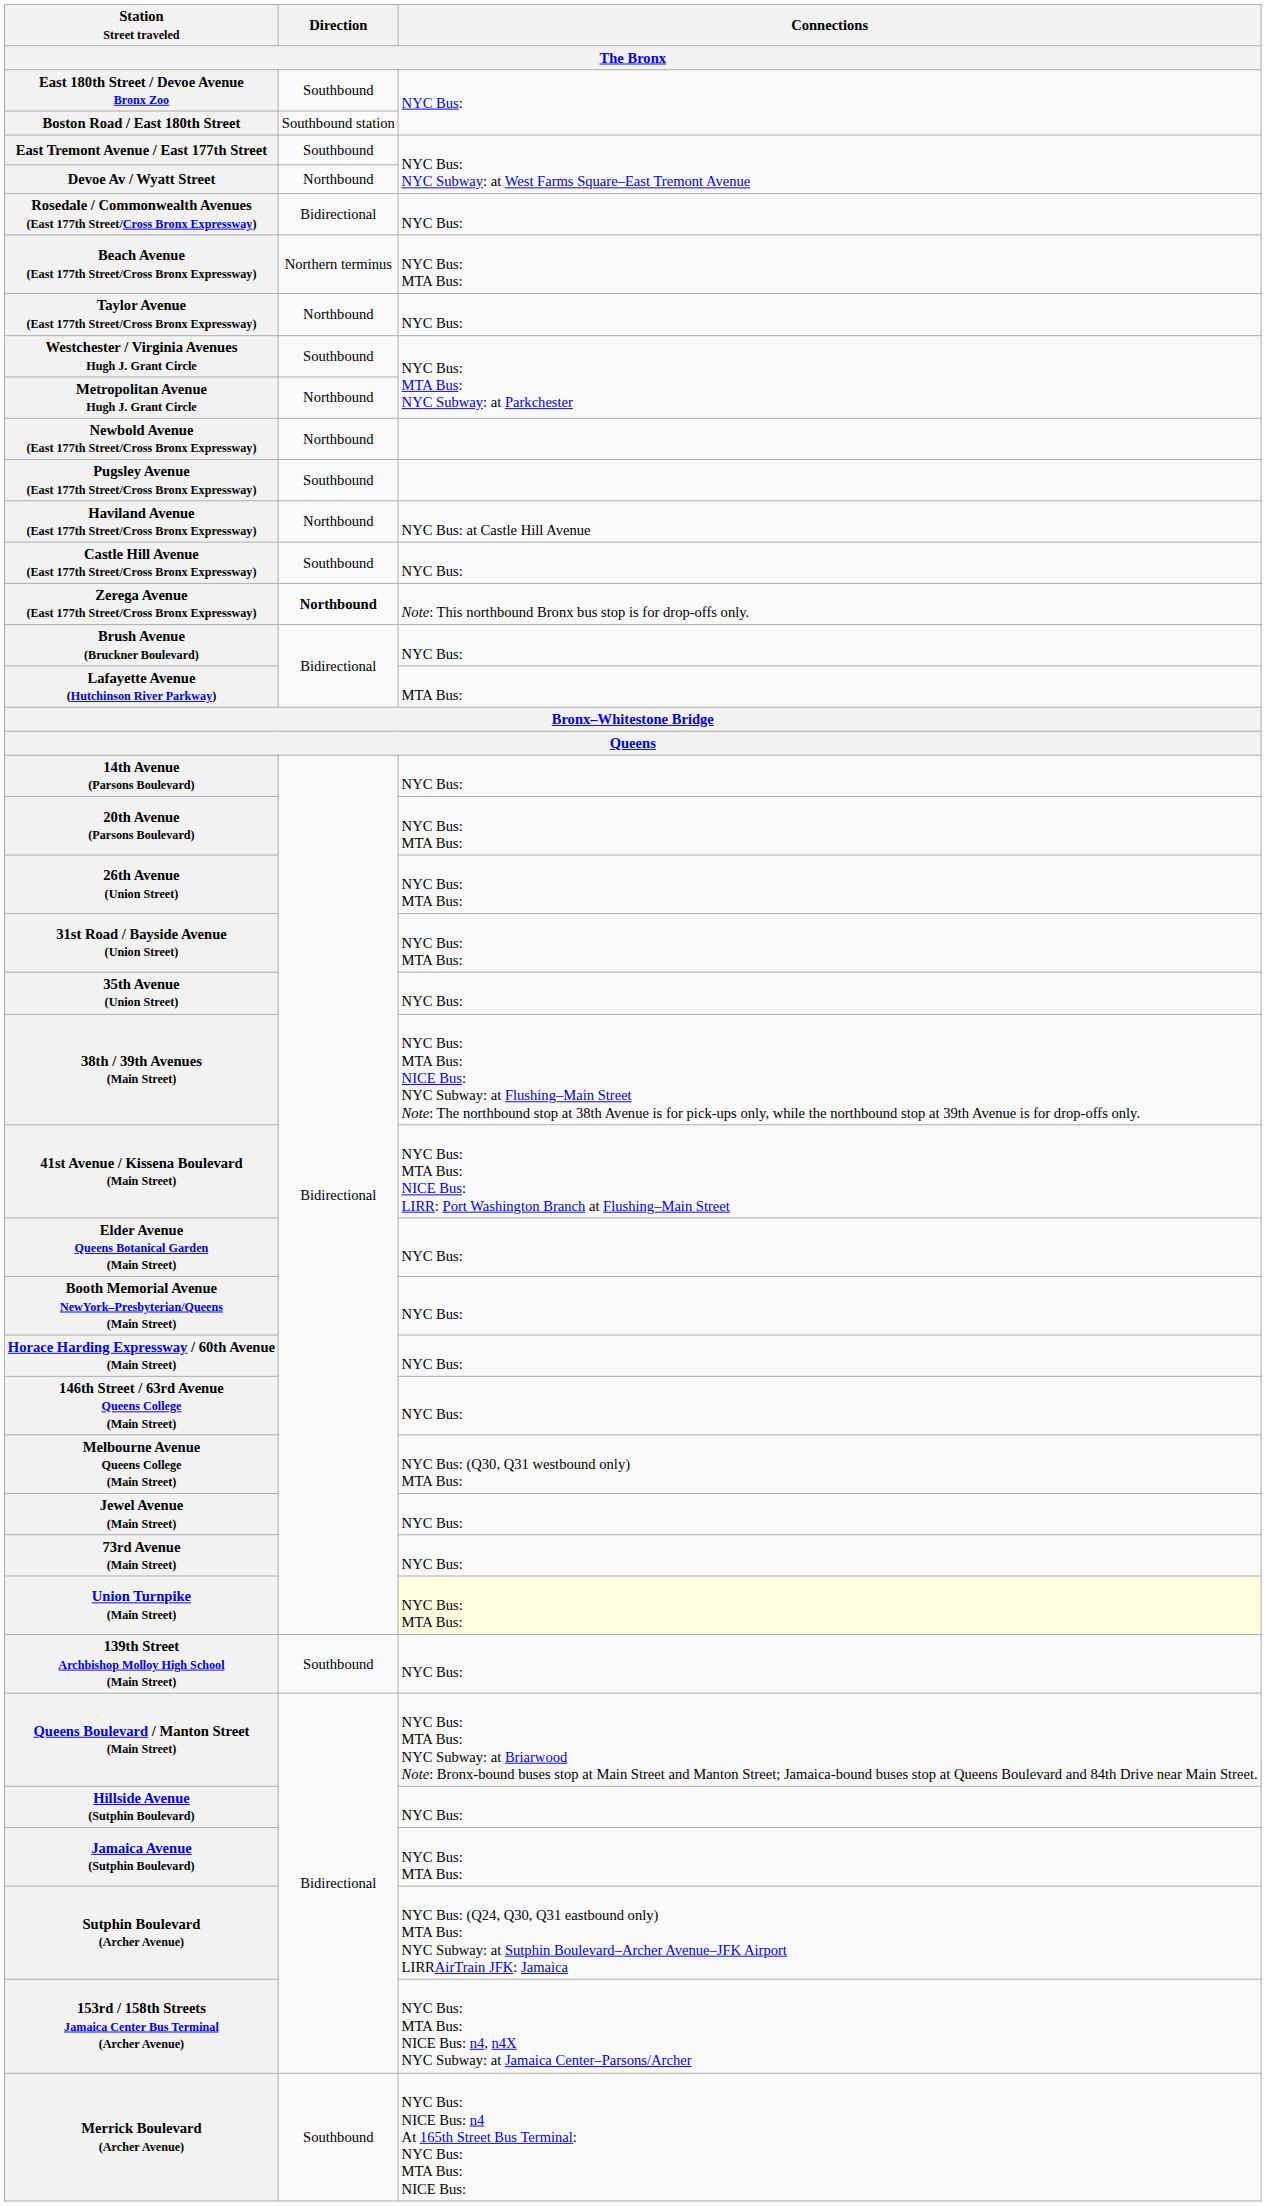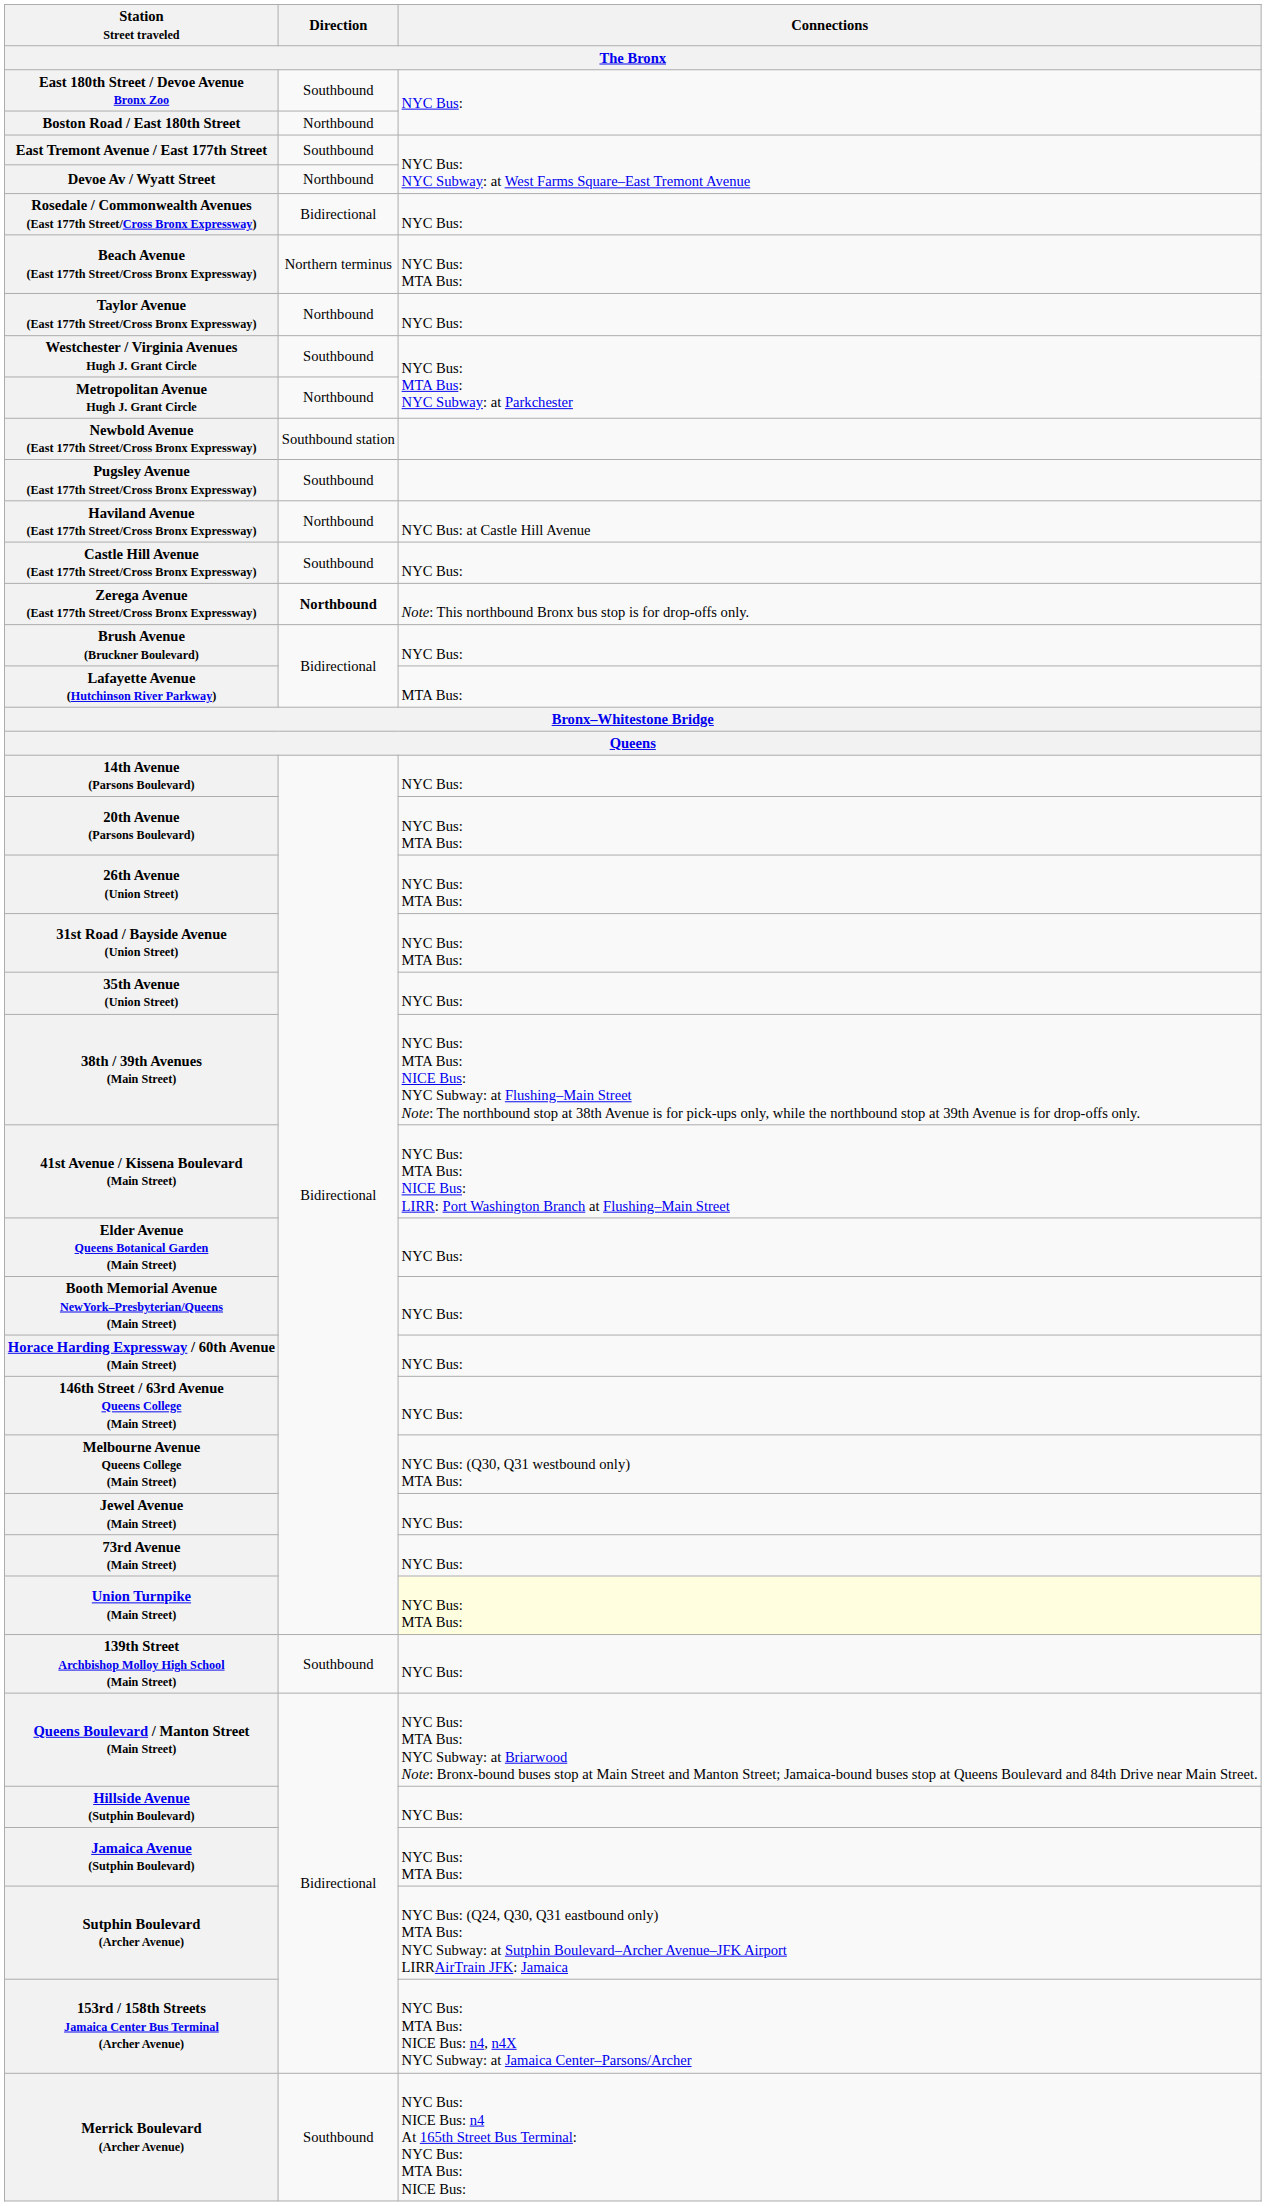(338, 123) Southbound station -> (338, 123) Northbound
(338, 438) Northbound -> (338, 438) Southbound station
